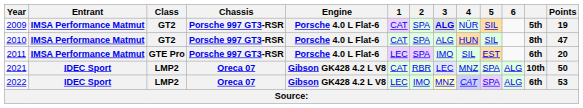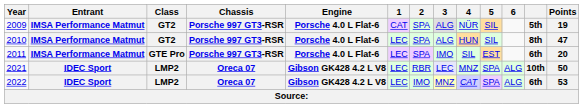(445, 25) bold -> (445, 25) normal
(399, 39) CAT -> (399, 39) LEC
(399, 68) CAT -> (399, 68) LEC
